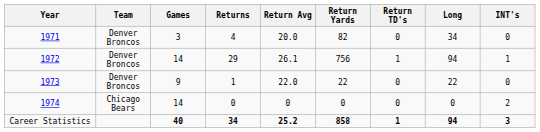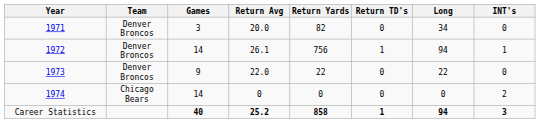- column: (233, 15)
